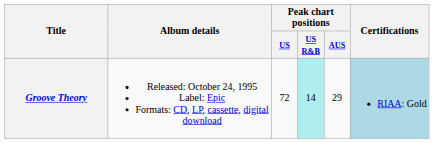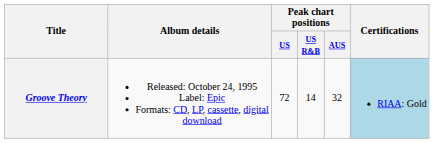(311, 98) paleturquoise background -> (311, 98) no background
(337, 98) 29 -> (337, 98) 32
